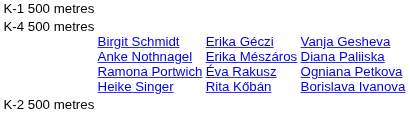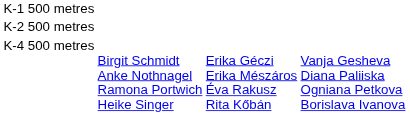rows swapped: (49, 105) <-> (49, 27)
